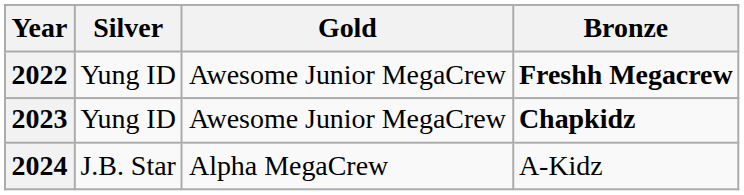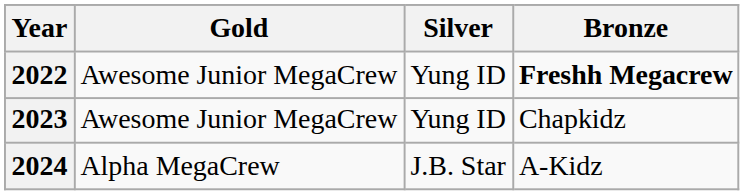columns swapped: (347, 27) <-> (128, 27)
(577, 120) bold -> (572, 120) normal
